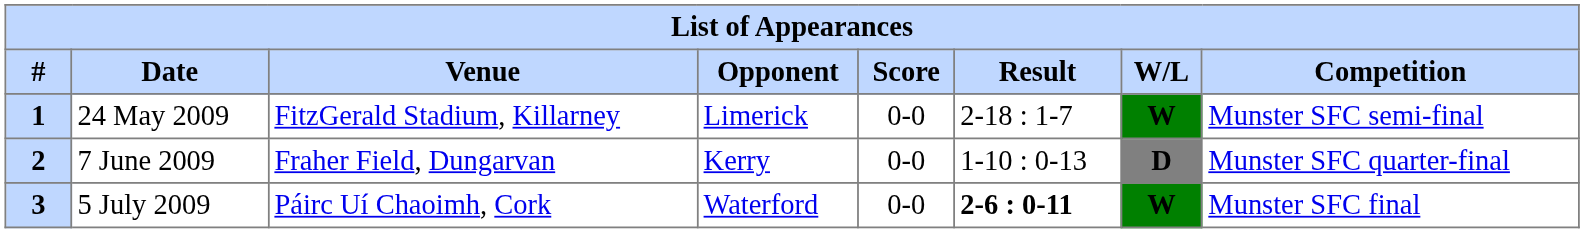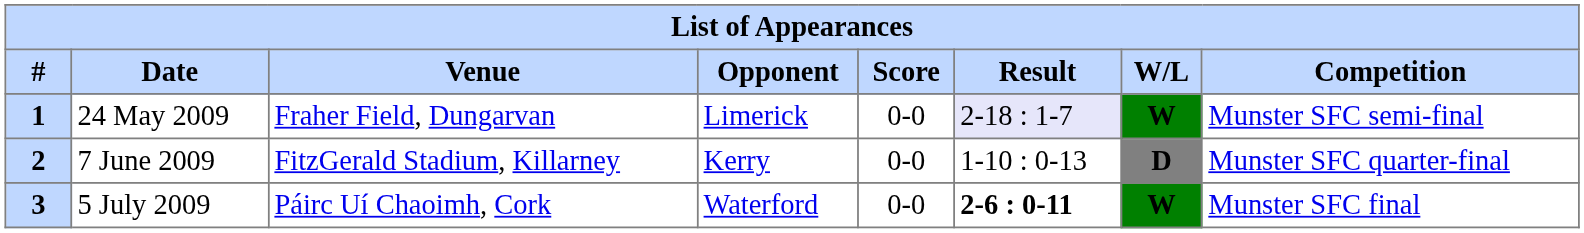(447, 115) FitzGerald Stadium, Killarney -> (415, 115) Fraher Field, Dungarvan
(1017, 115) no background -> (1017, 115) lavender background
(415, 160) Fraher Field, Dungarvan -> (447, 160) FitzGerald Stadium, Killarney
